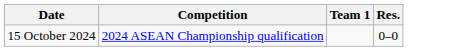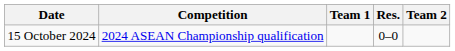+ column: (426, 14)
